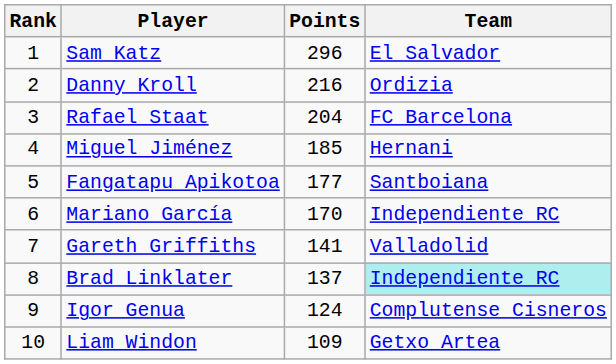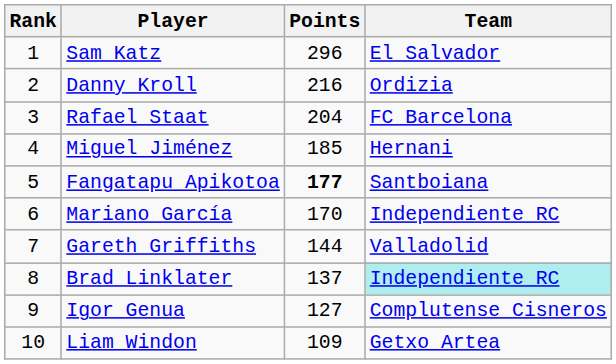(325, 182) normal -> (325, 182) bold
(325, 246) 141 -> (325, 246) 144
(325, 311) 124 -> (325, 311) 127
